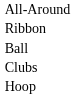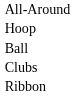rows swapped: (20, 87) <-> (25, 28)
